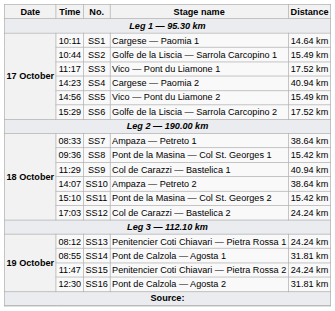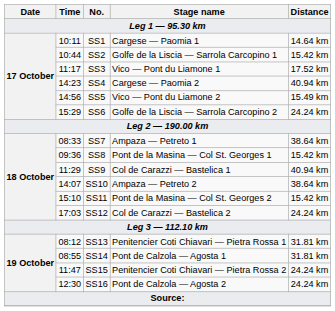(310, 54) 15.49 km -> (310, 54) 15.42 km
(310, 112) 17.52 km -> (310, 112) 24.24 km
(310, 241) 24.24 km -> (310, 241) 31.81 km
(310, 284) 31.81 km -> (310, 284) 24.24 km
